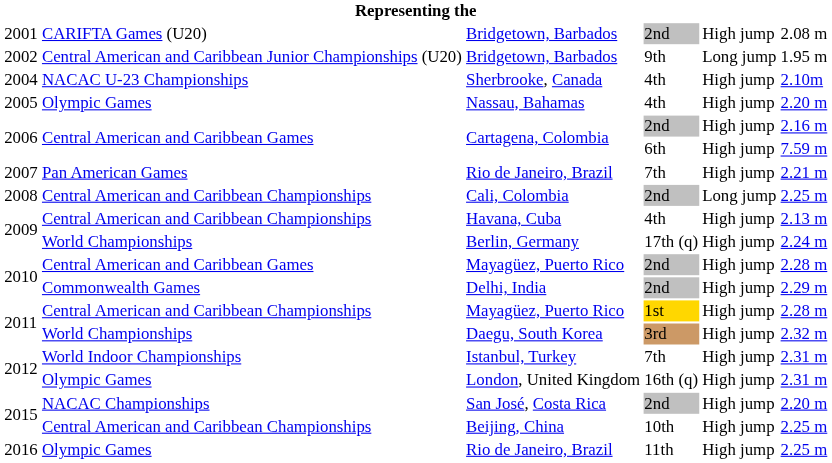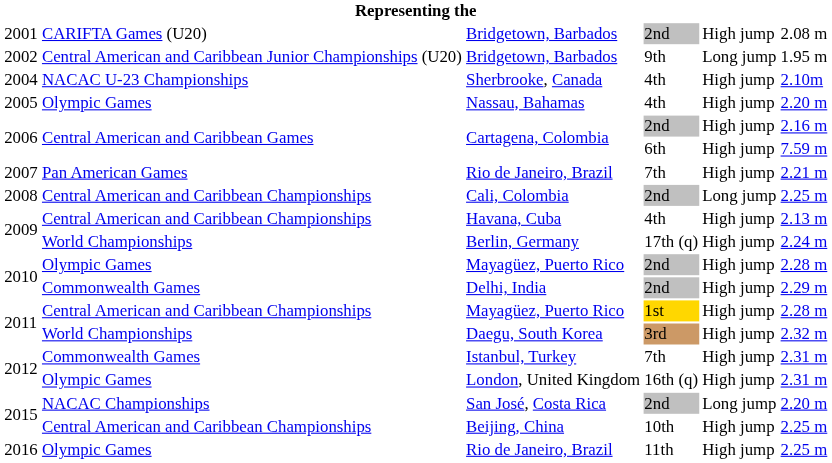(178, 264) Central American and Caribbean Games -> (97, 264) Olympic Games
(142, 357) World Indoor Championships -> (121, 357) Commonwealth Games
(738, 403) High jump -> (739, 403) Long jump
